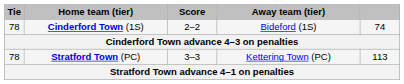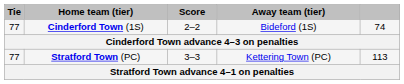(14, 27) 78 -> (14, 27) 77
(14, 57) 78 -> (14, 57) 77
